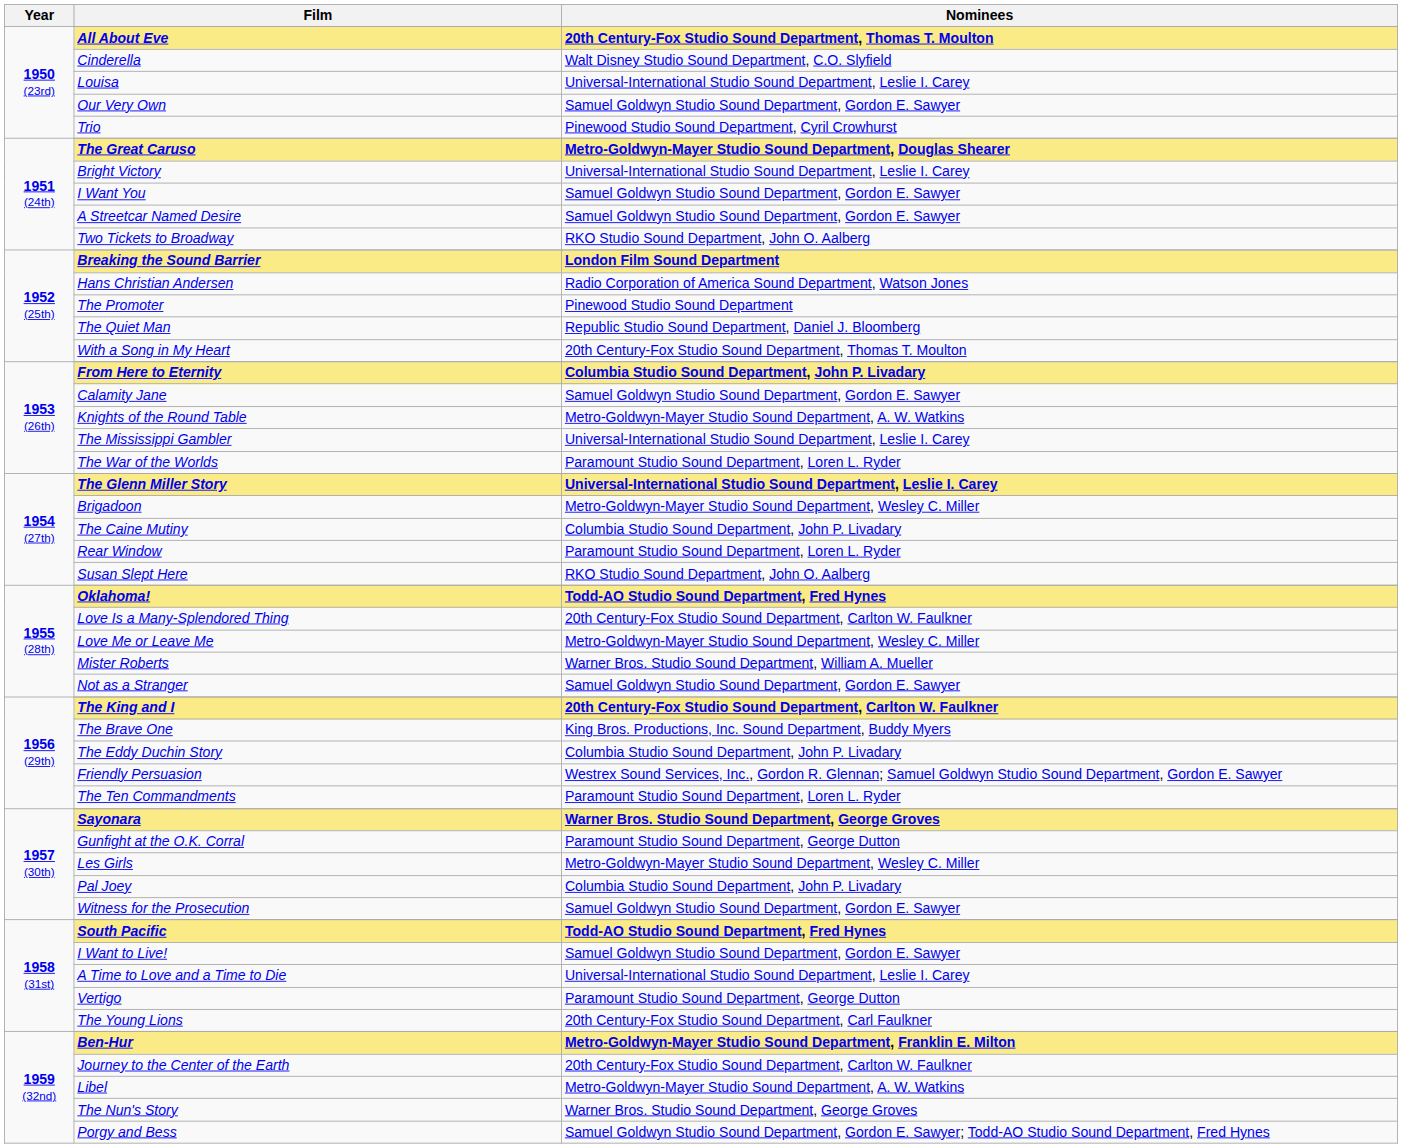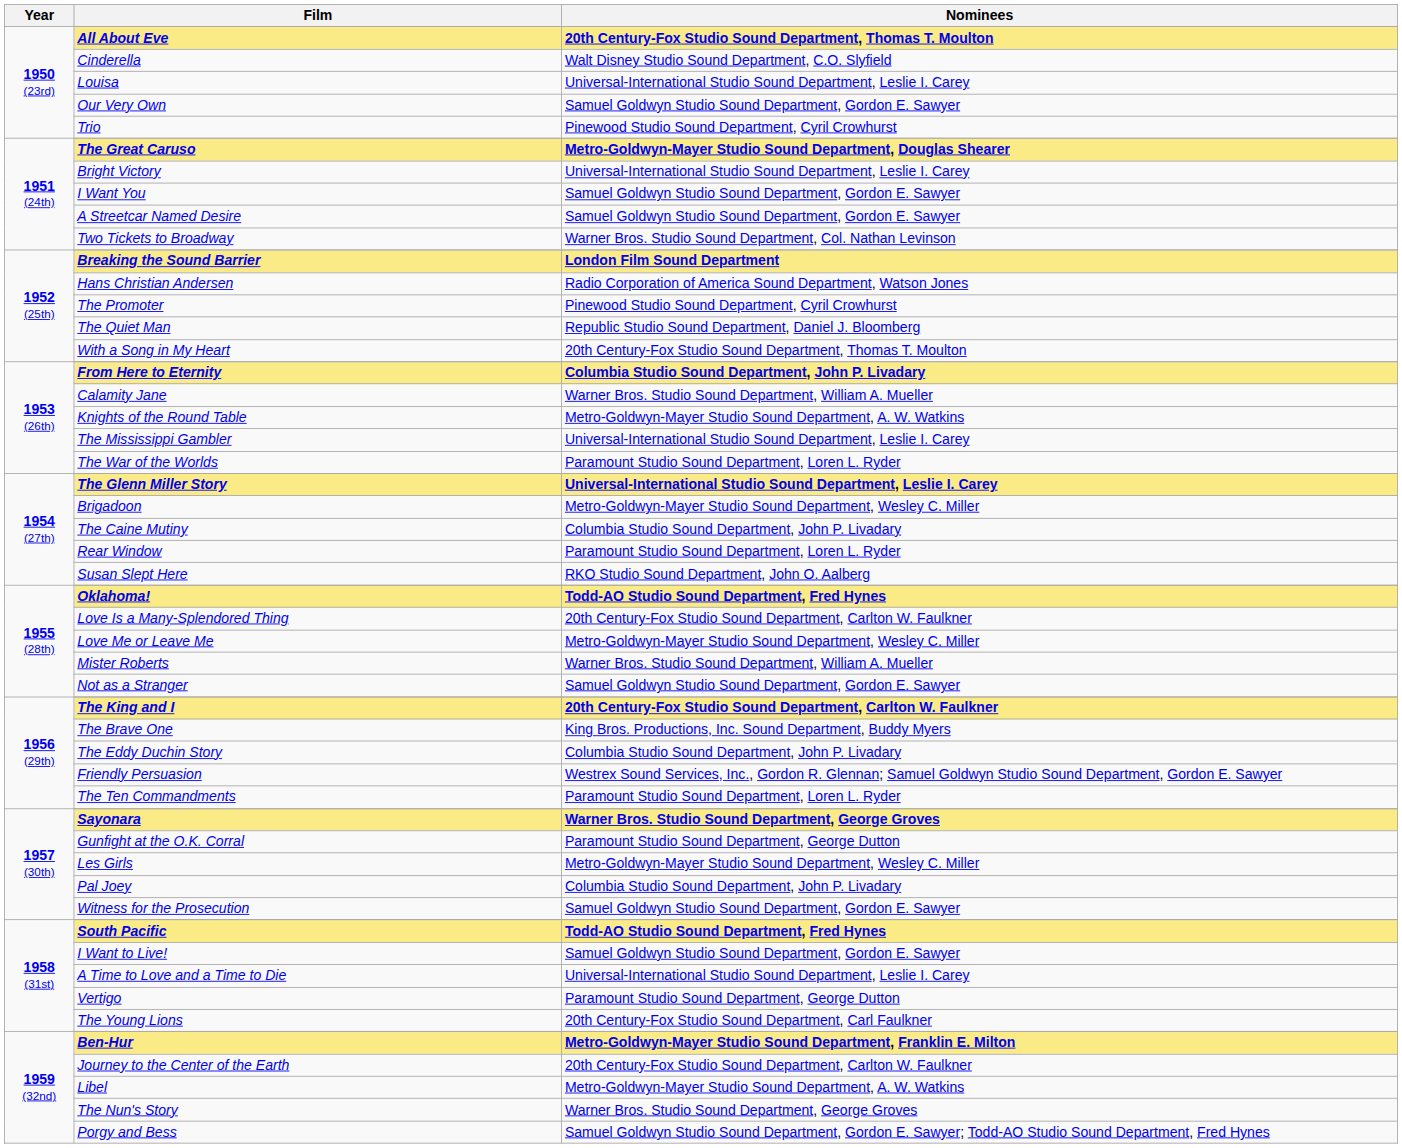(718, 238) RKO Studio Sound Department, John O. Aalberg -> (760, 238) Warner Bros. Studio Sound Department, Col. Nathan Levinson
(679, 305) Pinewood Studio Sound Department -> (731, 305) Pinewood Studio Sound Department, Cyril Crowhurst
(763, 395) Samuel Goldwyn Studio Sound Department, Gordon E. Sawyer -> (749, 395) Warner Bros. Studio Sound Department, William A. Mueller
